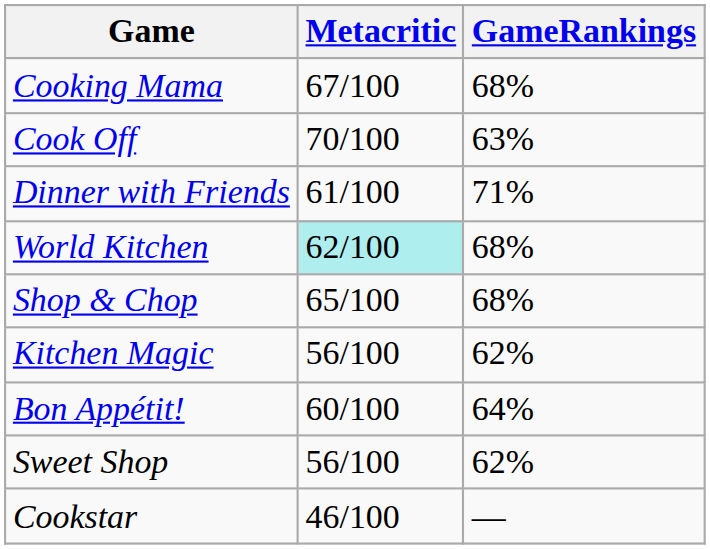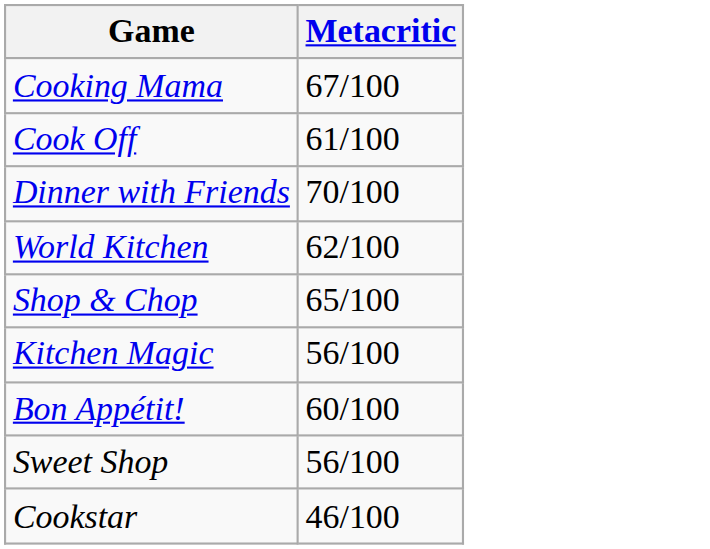- column: (584, 31)
(353, 138) 70/100 -> (353, 138) 61/100
(353, 192) 61/100 -> (353, 192) 70/100
(353, 246) paleturquoise background -> (353, 246) no background
